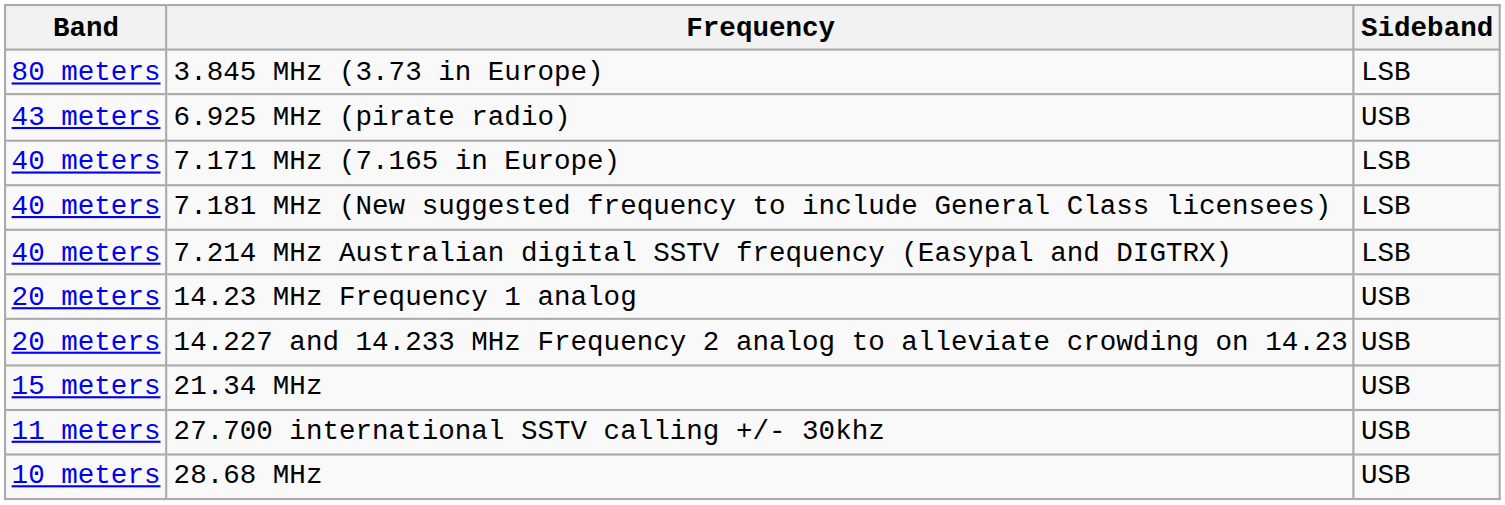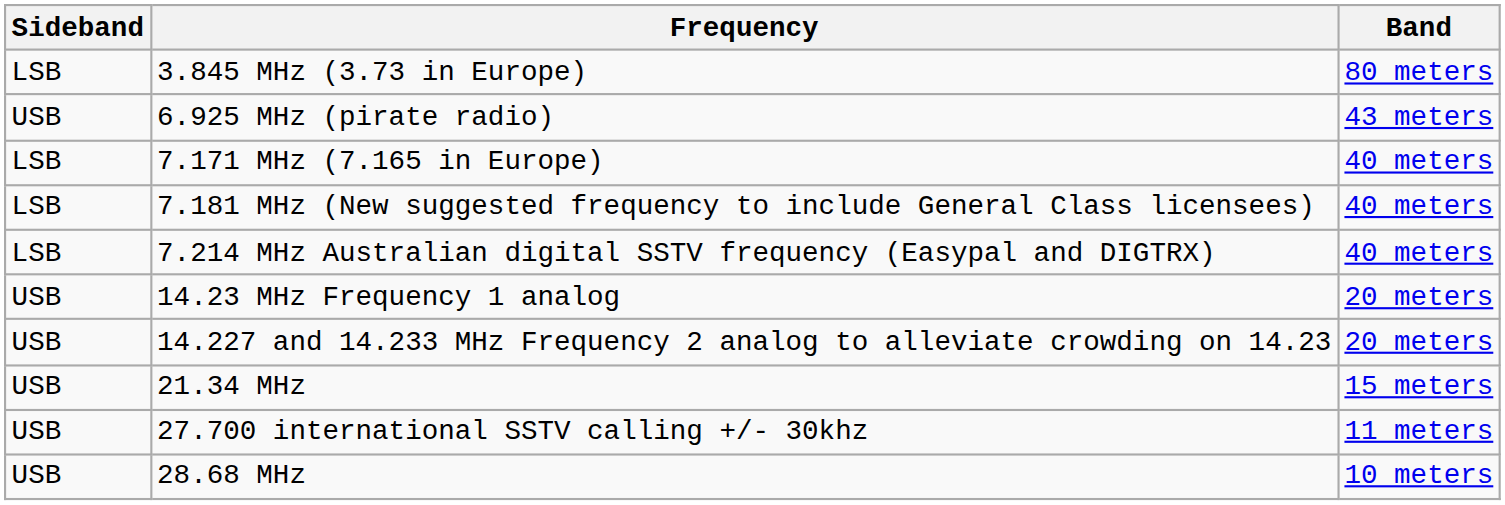columns swapped: (86, 28) <-> (1427, 28)
